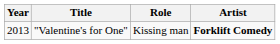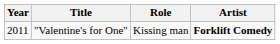(18, 30) 2013 -> (18, 30) 2011
